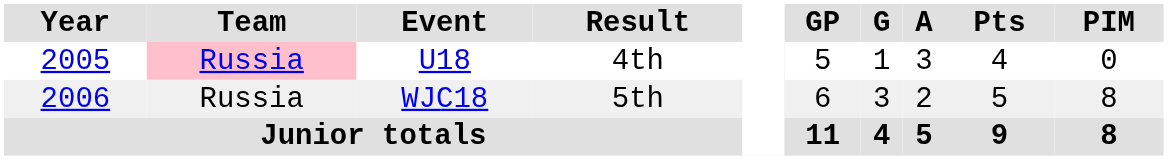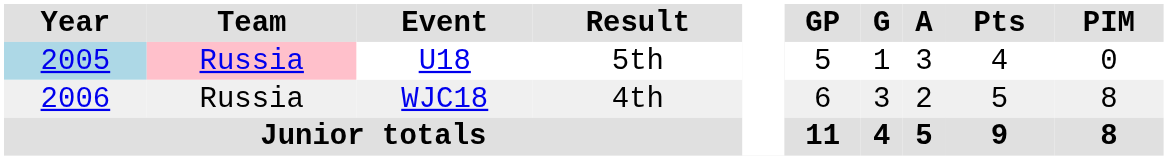(75, 61) no background -> (75, 61) lightblue background
(638, 61) 4th -> (638, 61) 5th
(638, 99) 5th -> (638, 99) 4th
